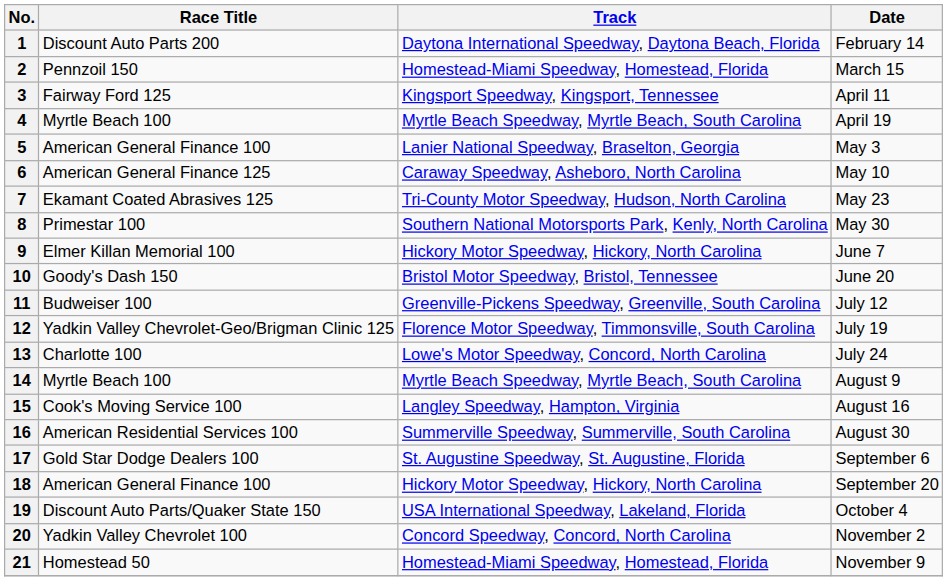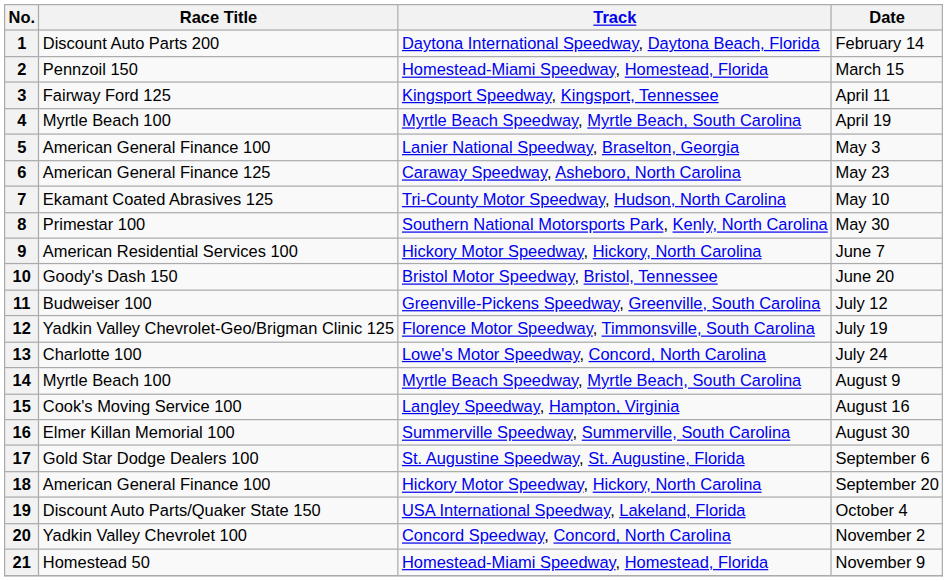(862, 173) May 10 -> (862, 173) May 23
(862, 199) May 23 -> (862, 199) May 10
(139, 251) Elmer Killan Memorial 100 -> (170, 251) American Residential Services 100
(170, 432) American Residential Services 100 -> (139, 432) Elmer Killan Memorial 100
